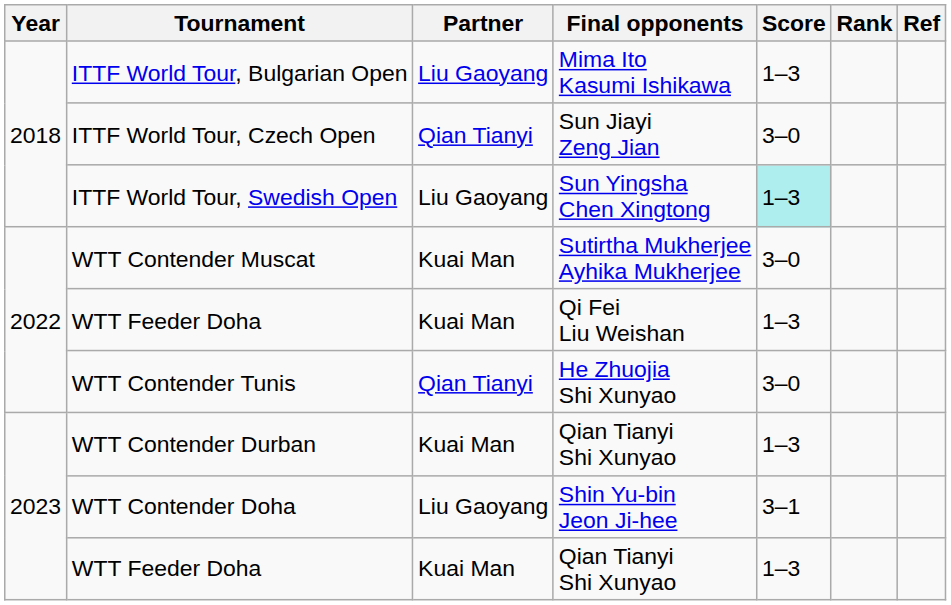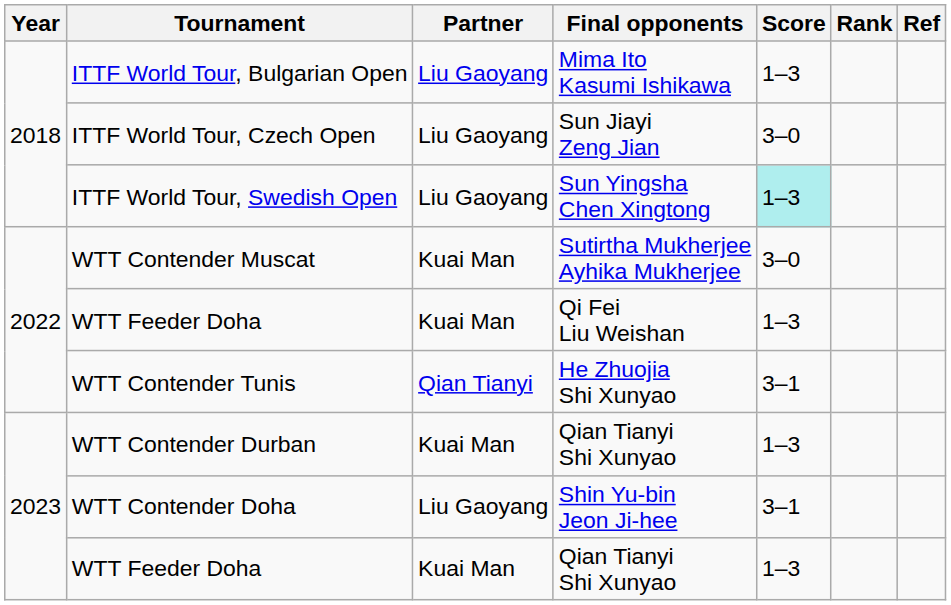(475, 134) Qian Tianyi -> (483, 134) Liu Gaoyang
(781, 382) 3–0 -> (781, 382) 3–1
